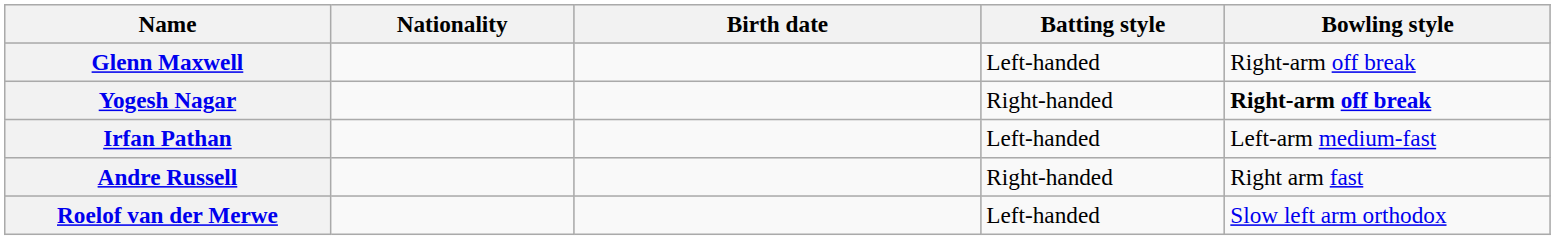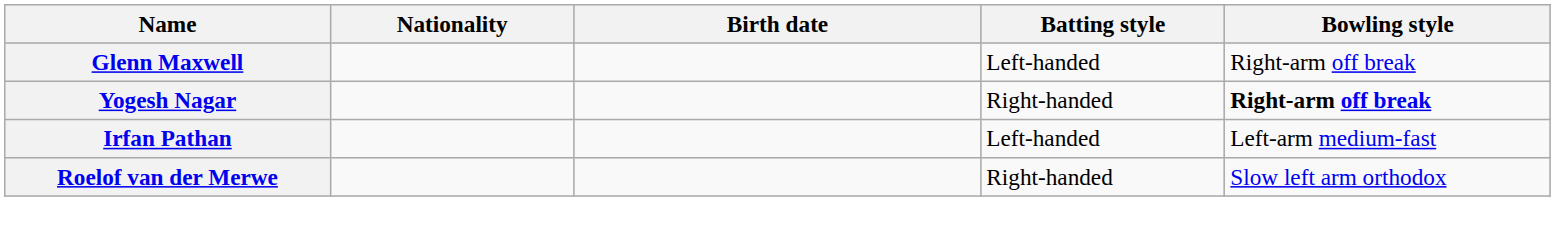- row: (167, 177)
(1043, 215) Left-handed -> (1050, 177) Right-handed
